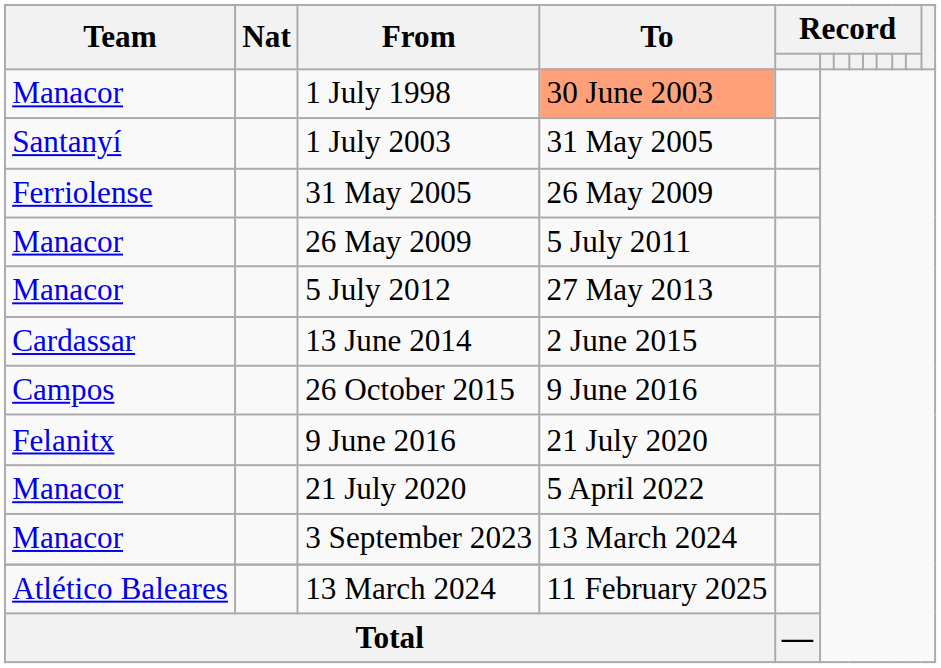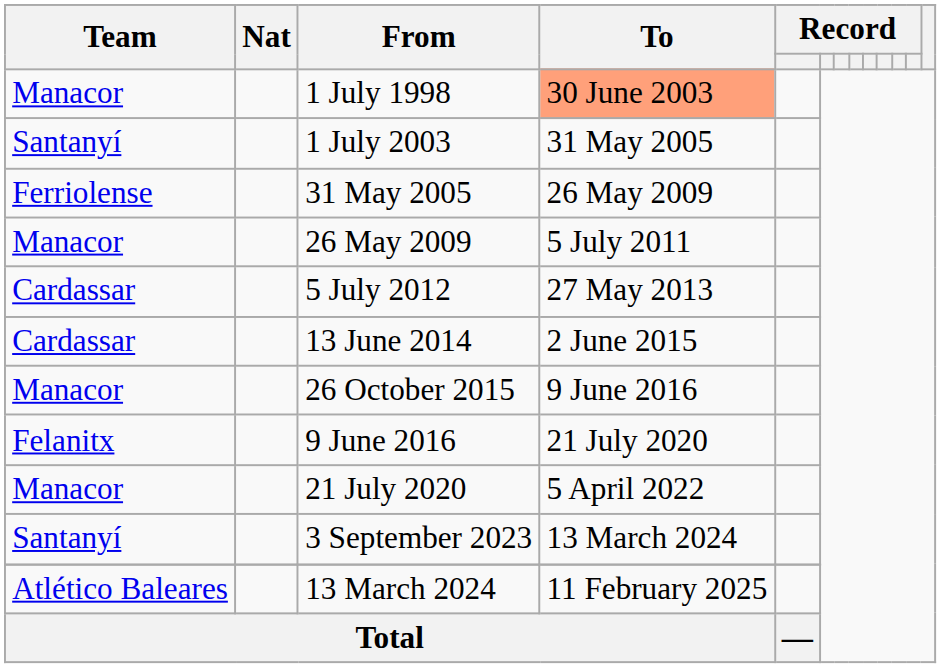(68, 291) Manacor -> (74, 291) Cardassar
(63, 389) Campos -> (68, 389) Manacor
(68, 538) Manacor -> (67, 538) Santanyí
